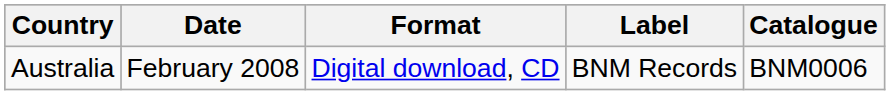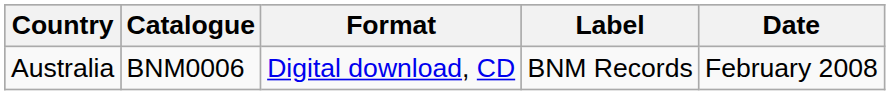columns swapped: (213, 25) <-> (814, 25)
